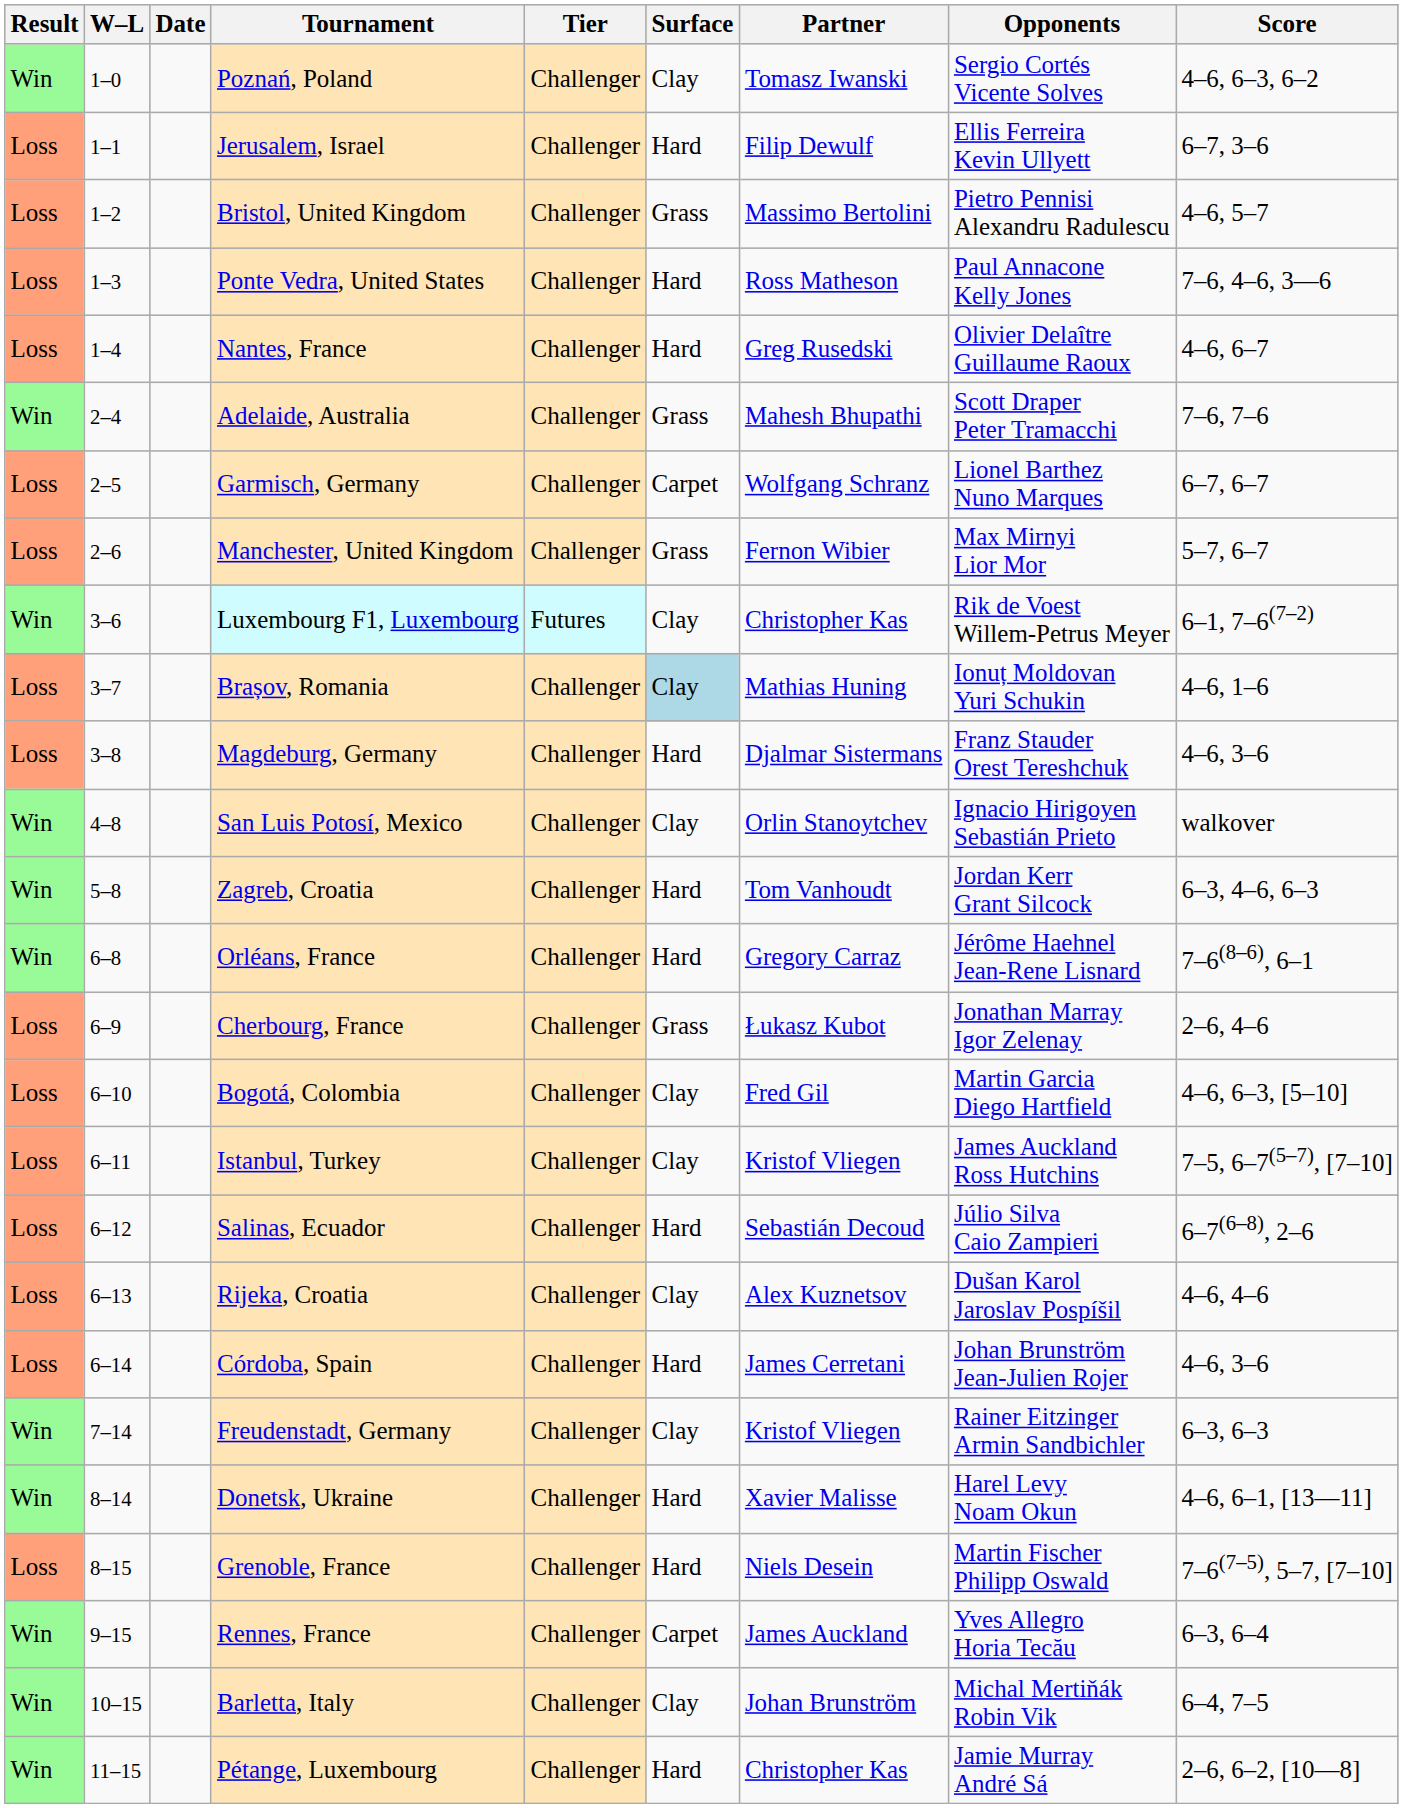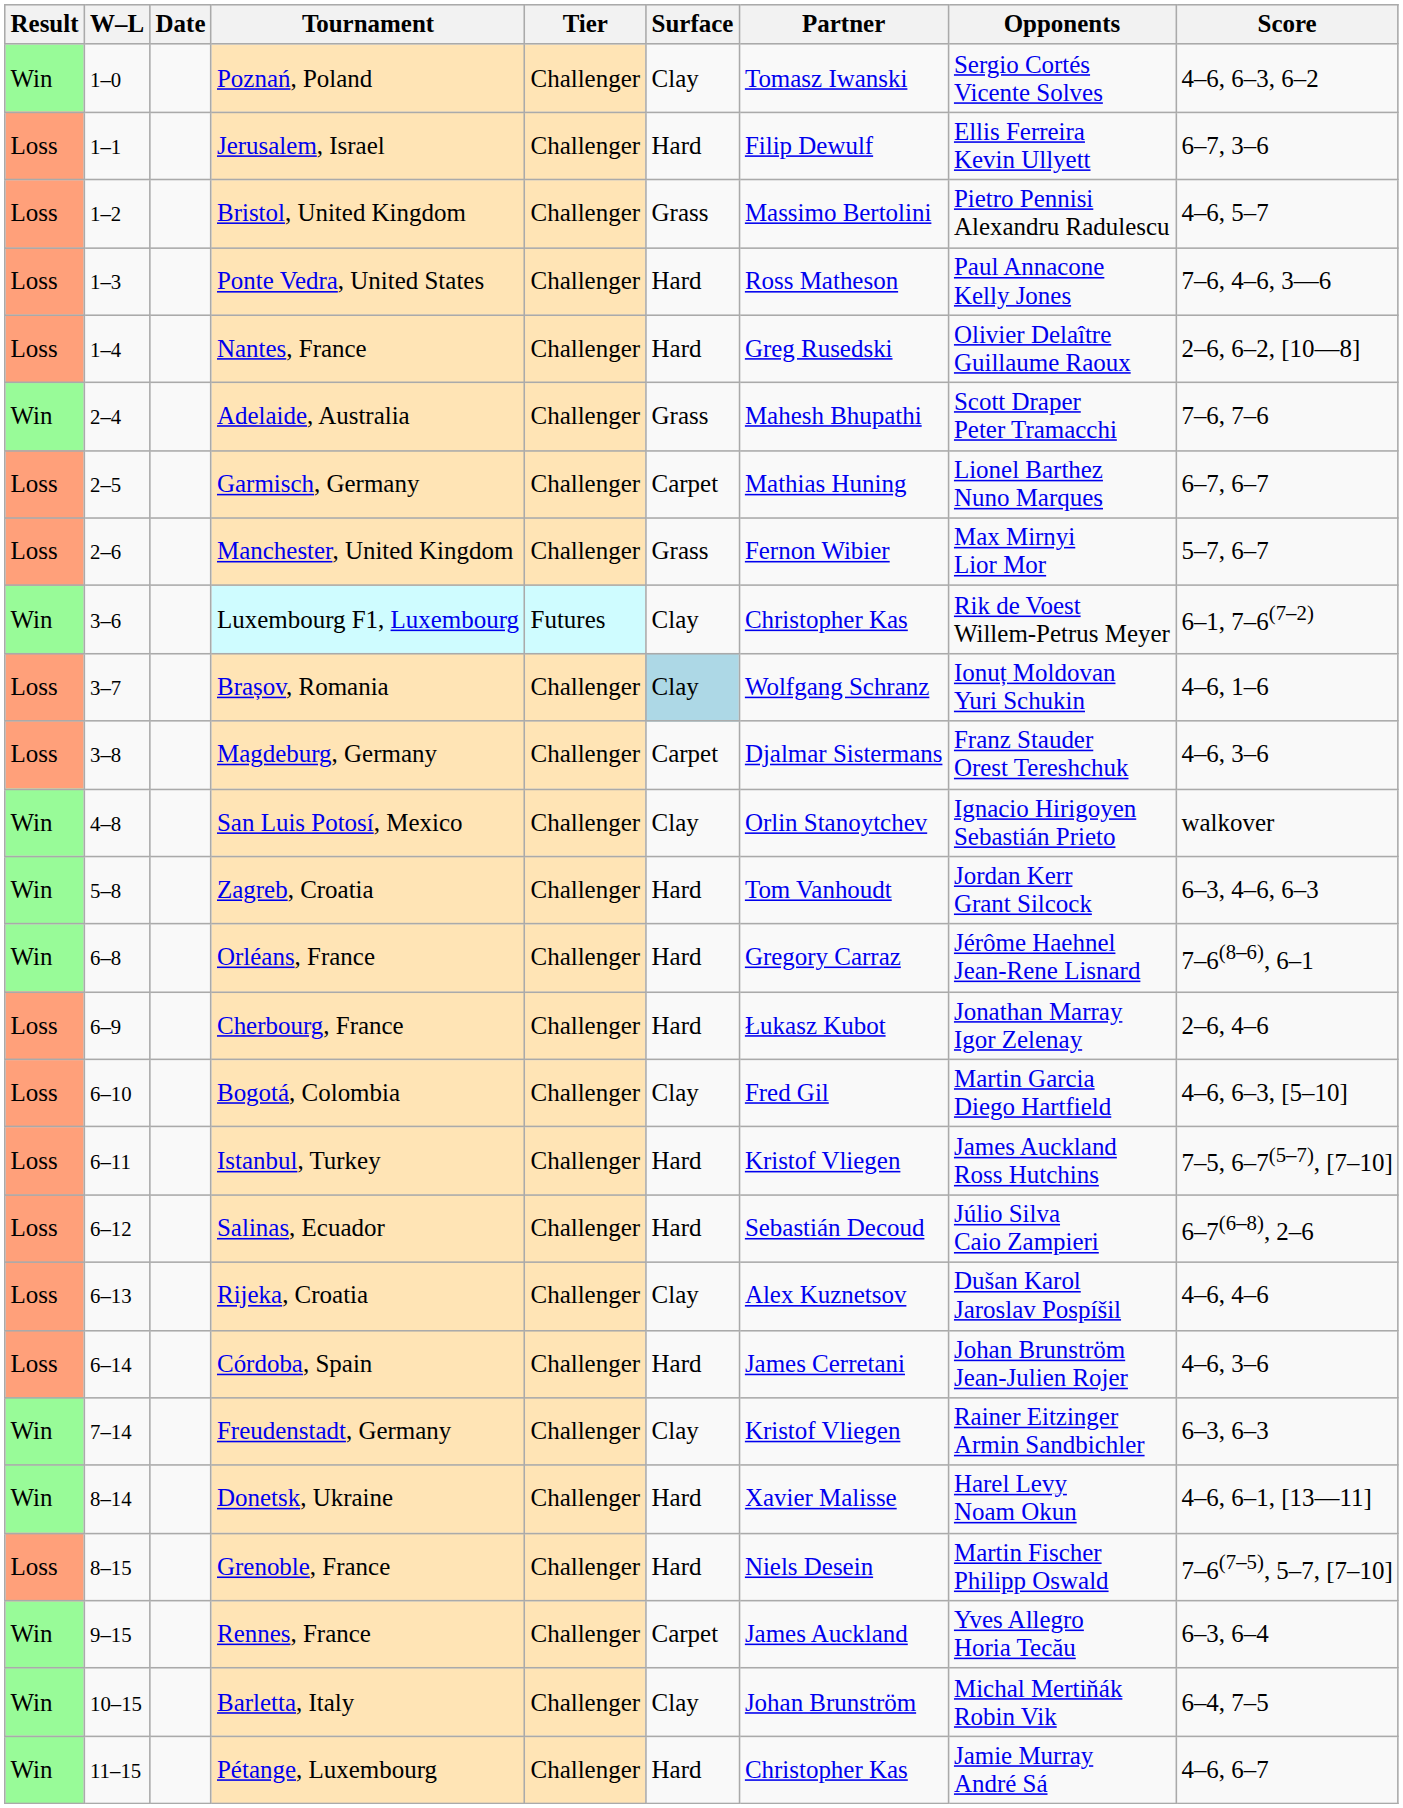(1225, 348) 4–6, 6–7 -> (1271, 348) 2–6, 6–2, [10—8]
(837, 483) Wolfgang Schranz -> (826, 483) Mathias Huning
(826, 686) Mathias Huning -> (837, 686) Wolfgang Schranz
(677, 754) Hard -> (685, 754) Carpet
(680, 1025) Grass -> (677, 1025) Hard
(675, 1160) Clay -> (677, 1160) Hard
(1271, 1769) 2–6, 6–2, [10—8] -> (1225, 1769) 4–6, 6–7
